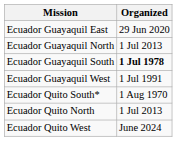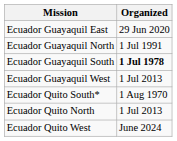(141, 45) 1 Jul 2013 -> (141, 45) 1 Jul 1991
(141, 78) 1 Jul 1991 -> (141, 78) 1 Jul 2013
